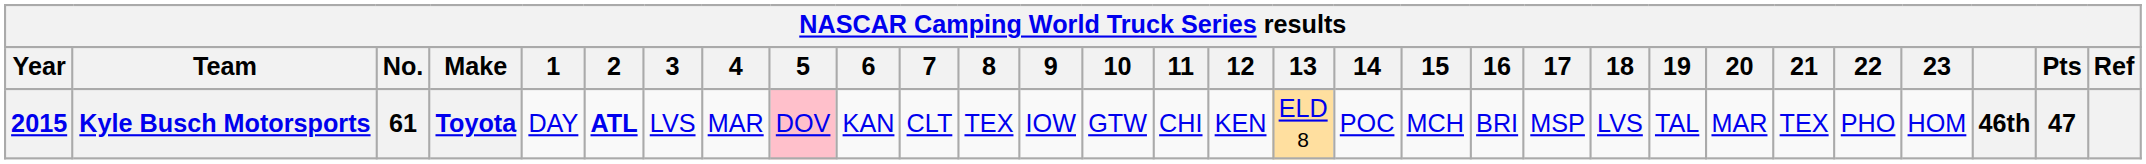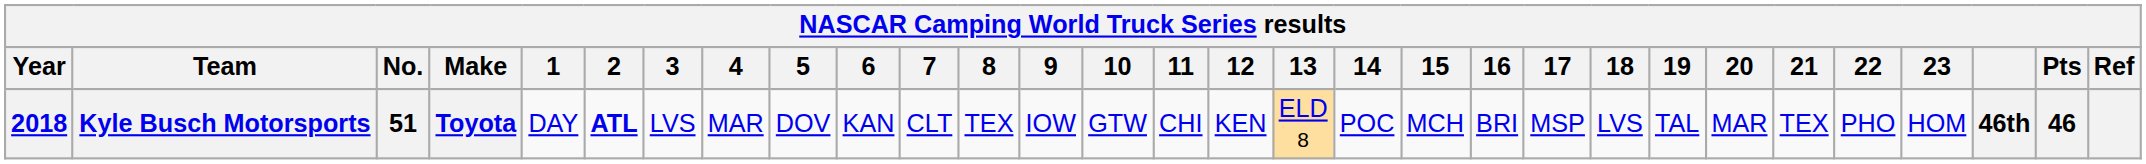(39, 124) 2015 -> (39, 124) 2018
(403, 124) 61 -> (403, 124) 51
(803, 124) pink background -> (803, 124) no background
(2062, 124) 47 -> (2062, 124) 46
